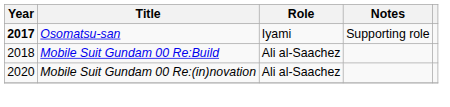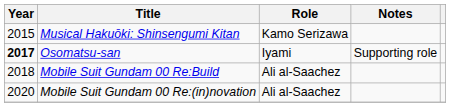+ row: (140, 33)
